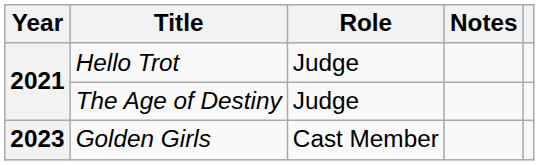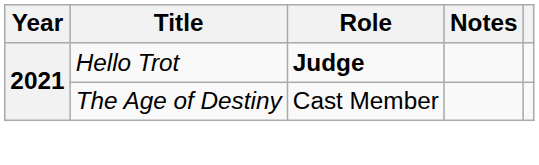(326, 62) normal -> (329, 62) bold
(326, 100) Judge -> (366, 100) Cast Member
- row: (143, 139)
